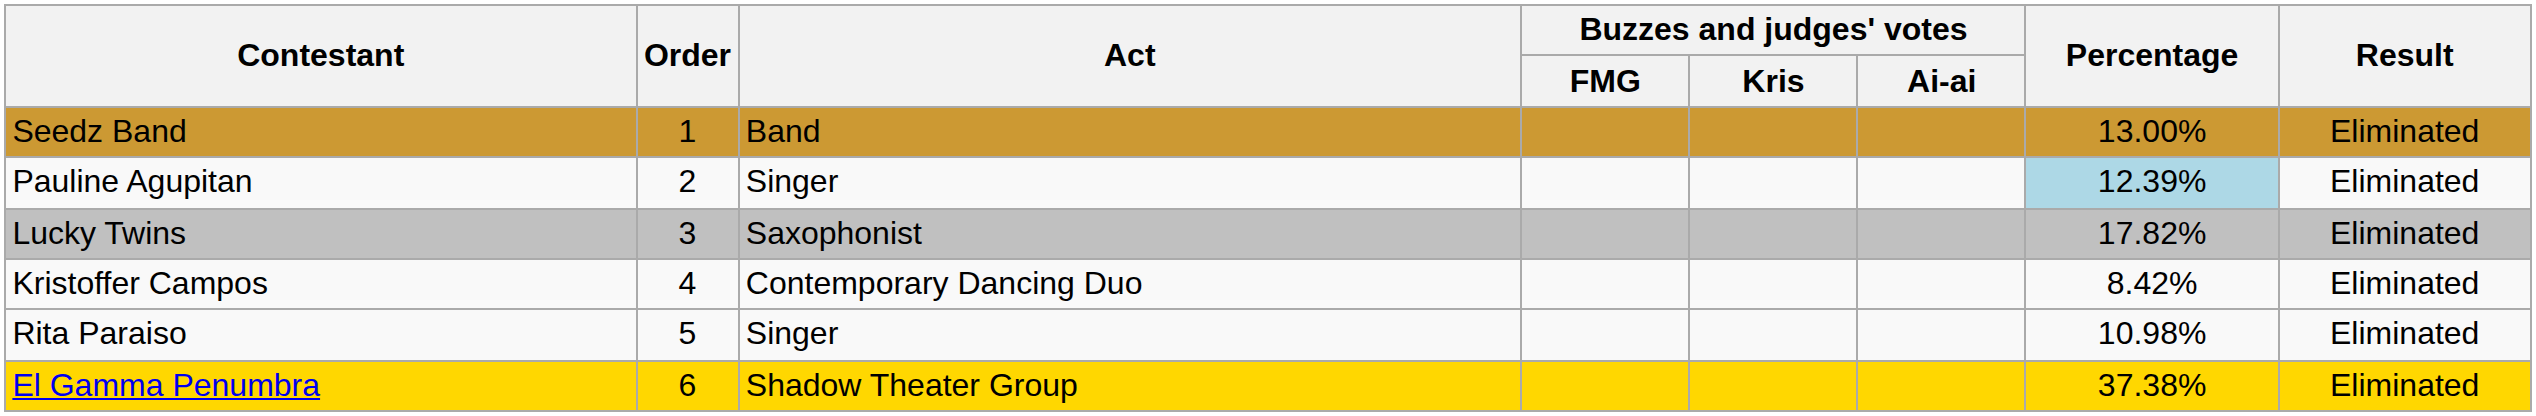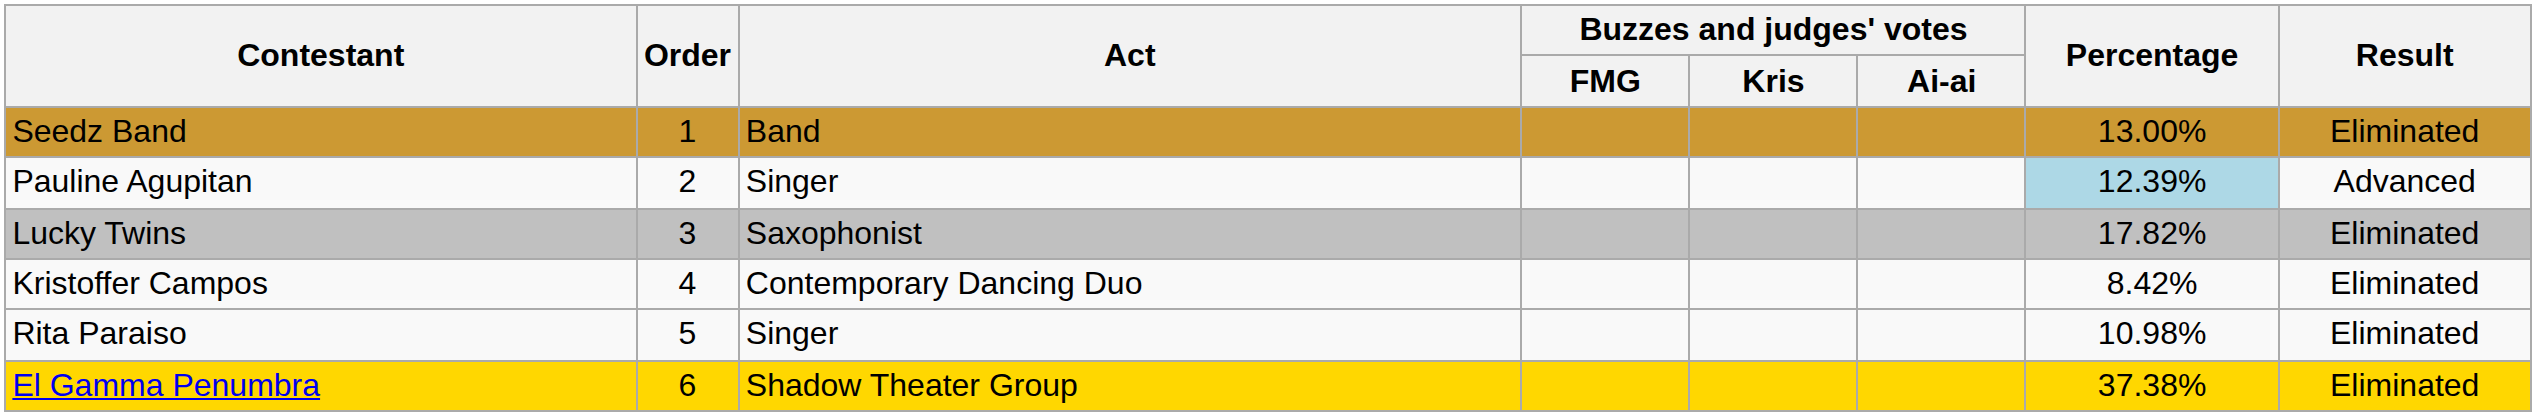(2405, 182) Eliminated -> (2405, 182) Advanced
